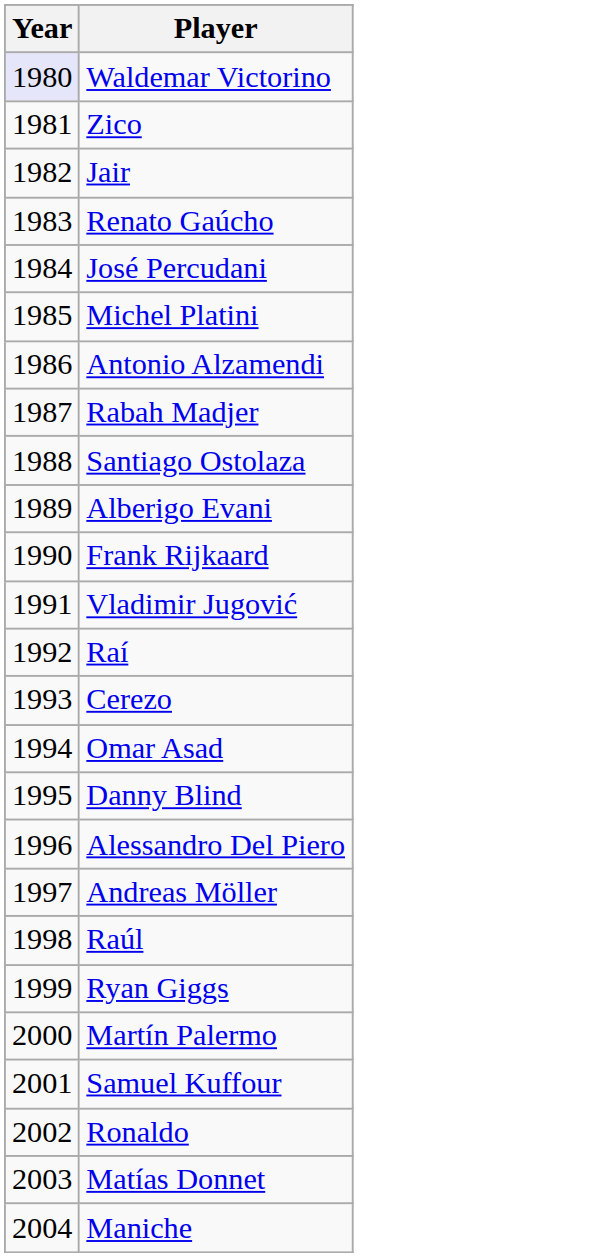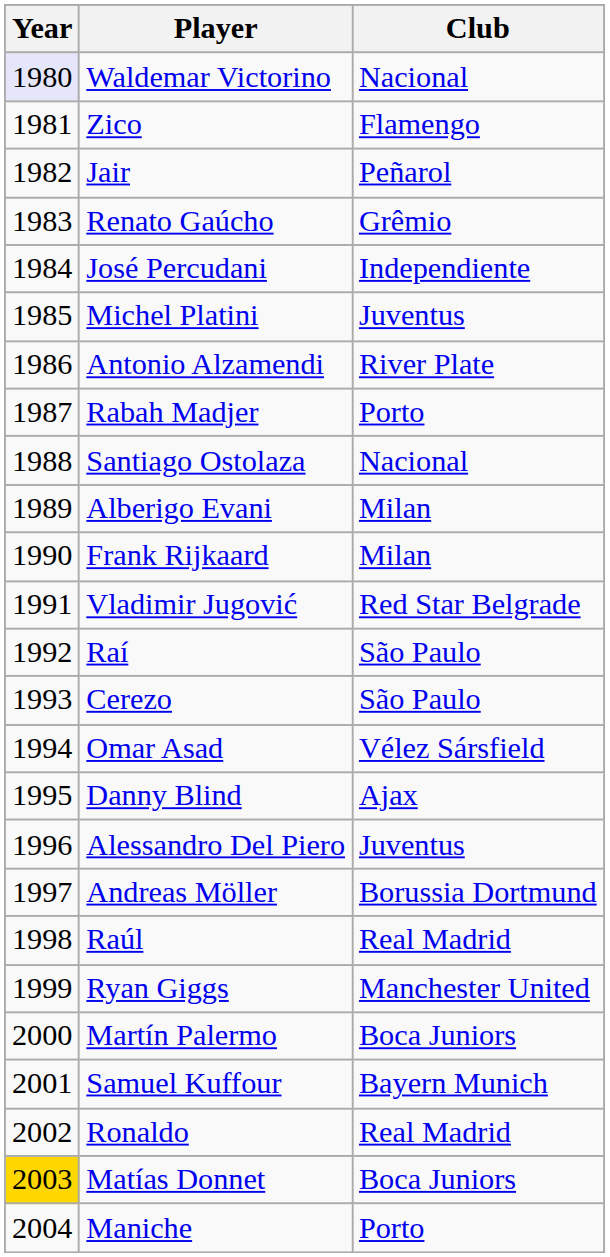+ column: (478, 28)
(42, 1179) no background -> (42, 1179) gold background
